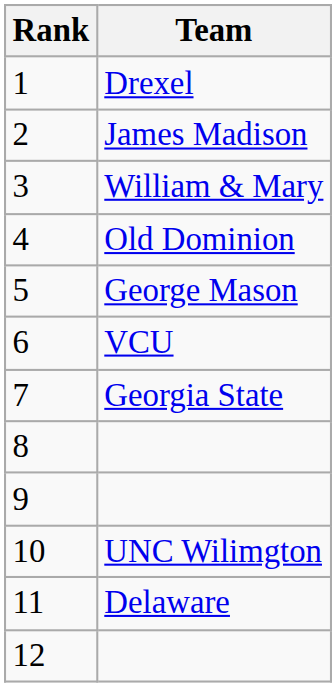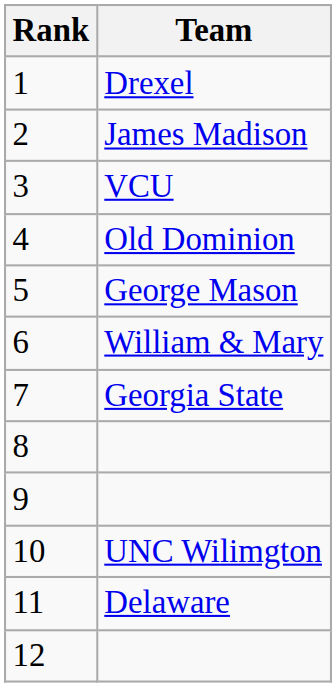(214, 186) William & Mary -> (139, 186) VCU
(139, 342) VCU -> (214, 342) William & Mary
